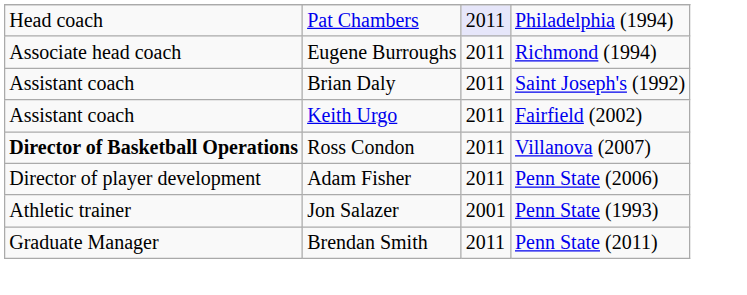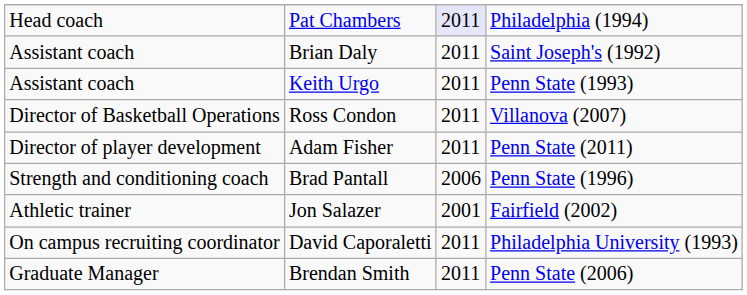- row: (382, 52)
(579, 115) Fairfield (2002) -> (562, 83) Penn State (1993)
(154, 147) bold -> (144, 115) normal
(587, 178) Penn State (2006) -> (561, 147) Penn State (2011)
+ row: (339, 178)
(587, 210) Penn State (1993) -> (554, 210) Fairfield (2002)
+ row: (360, 242)
(586, 242) Penn State (2011) -> (562, 274) Penn State (2006)
